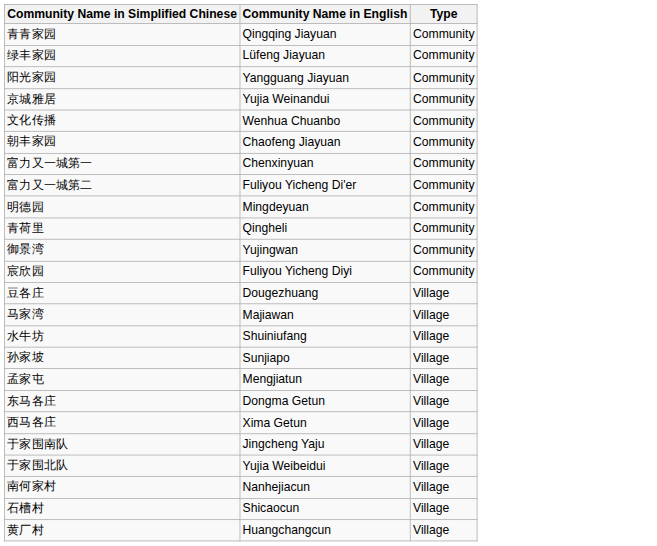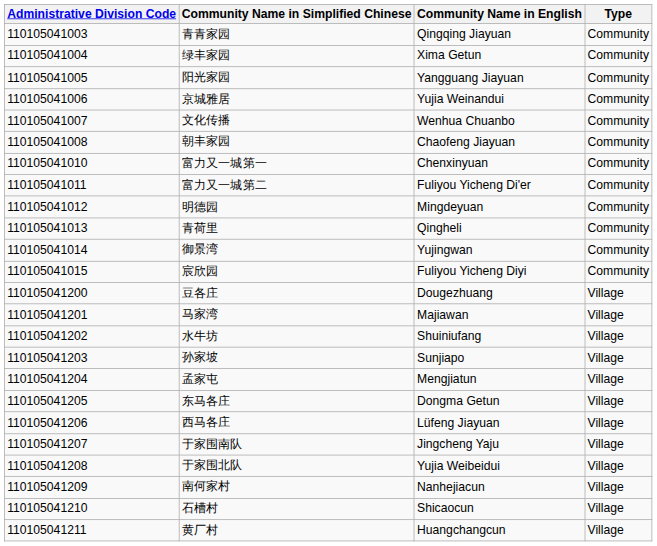+ column: (92, 14)
(284, 56) Lüfeng Jiayuan -> (449, 56) Xima Getun
(275, 422) Xima Getun -> (458, 422) Lüfeng Jiayuan
